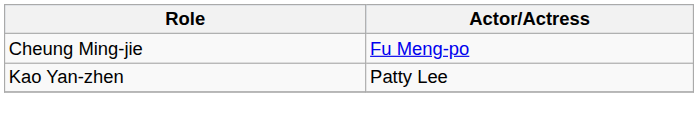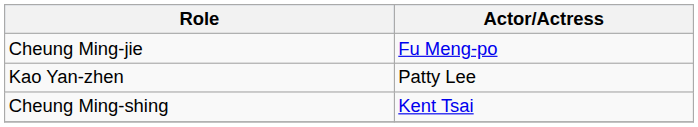+ row: (89, 106)
